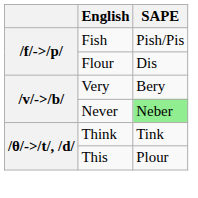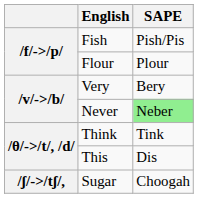(147, 63) Dis -> (152, 63) Plour
(152, 157) Plour -> (147, 157) Dis
+ row: (99, 181)
